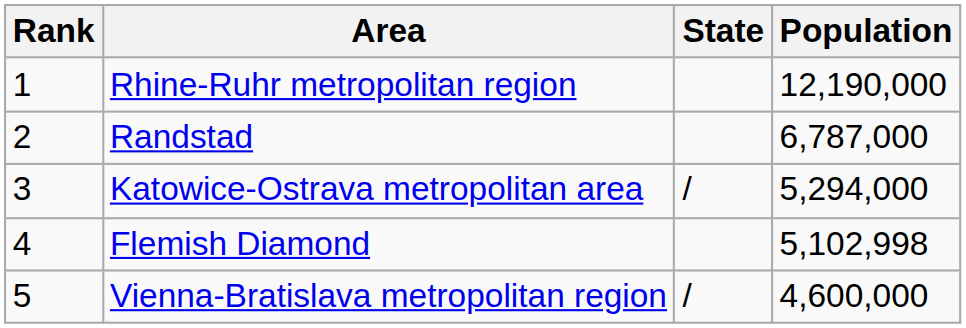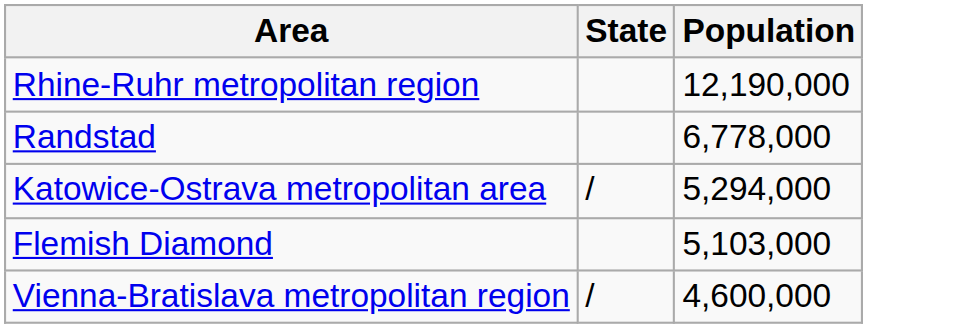- column: (54, 31)
(854, 137) 6,787,000 -> (757, 137) 6,778,000
(854, 243) 5,102,998 -> (757, 243) 5,103,000
